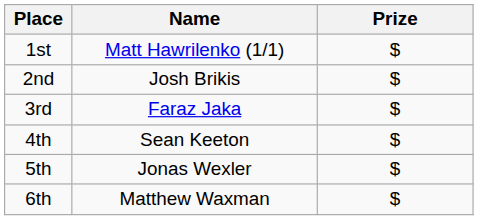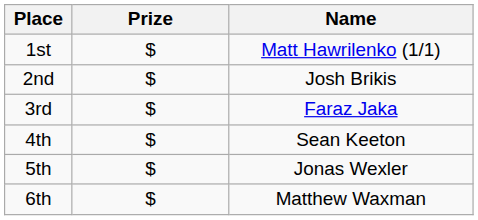columns swapped: (195, 19) <-> (395, 19)
